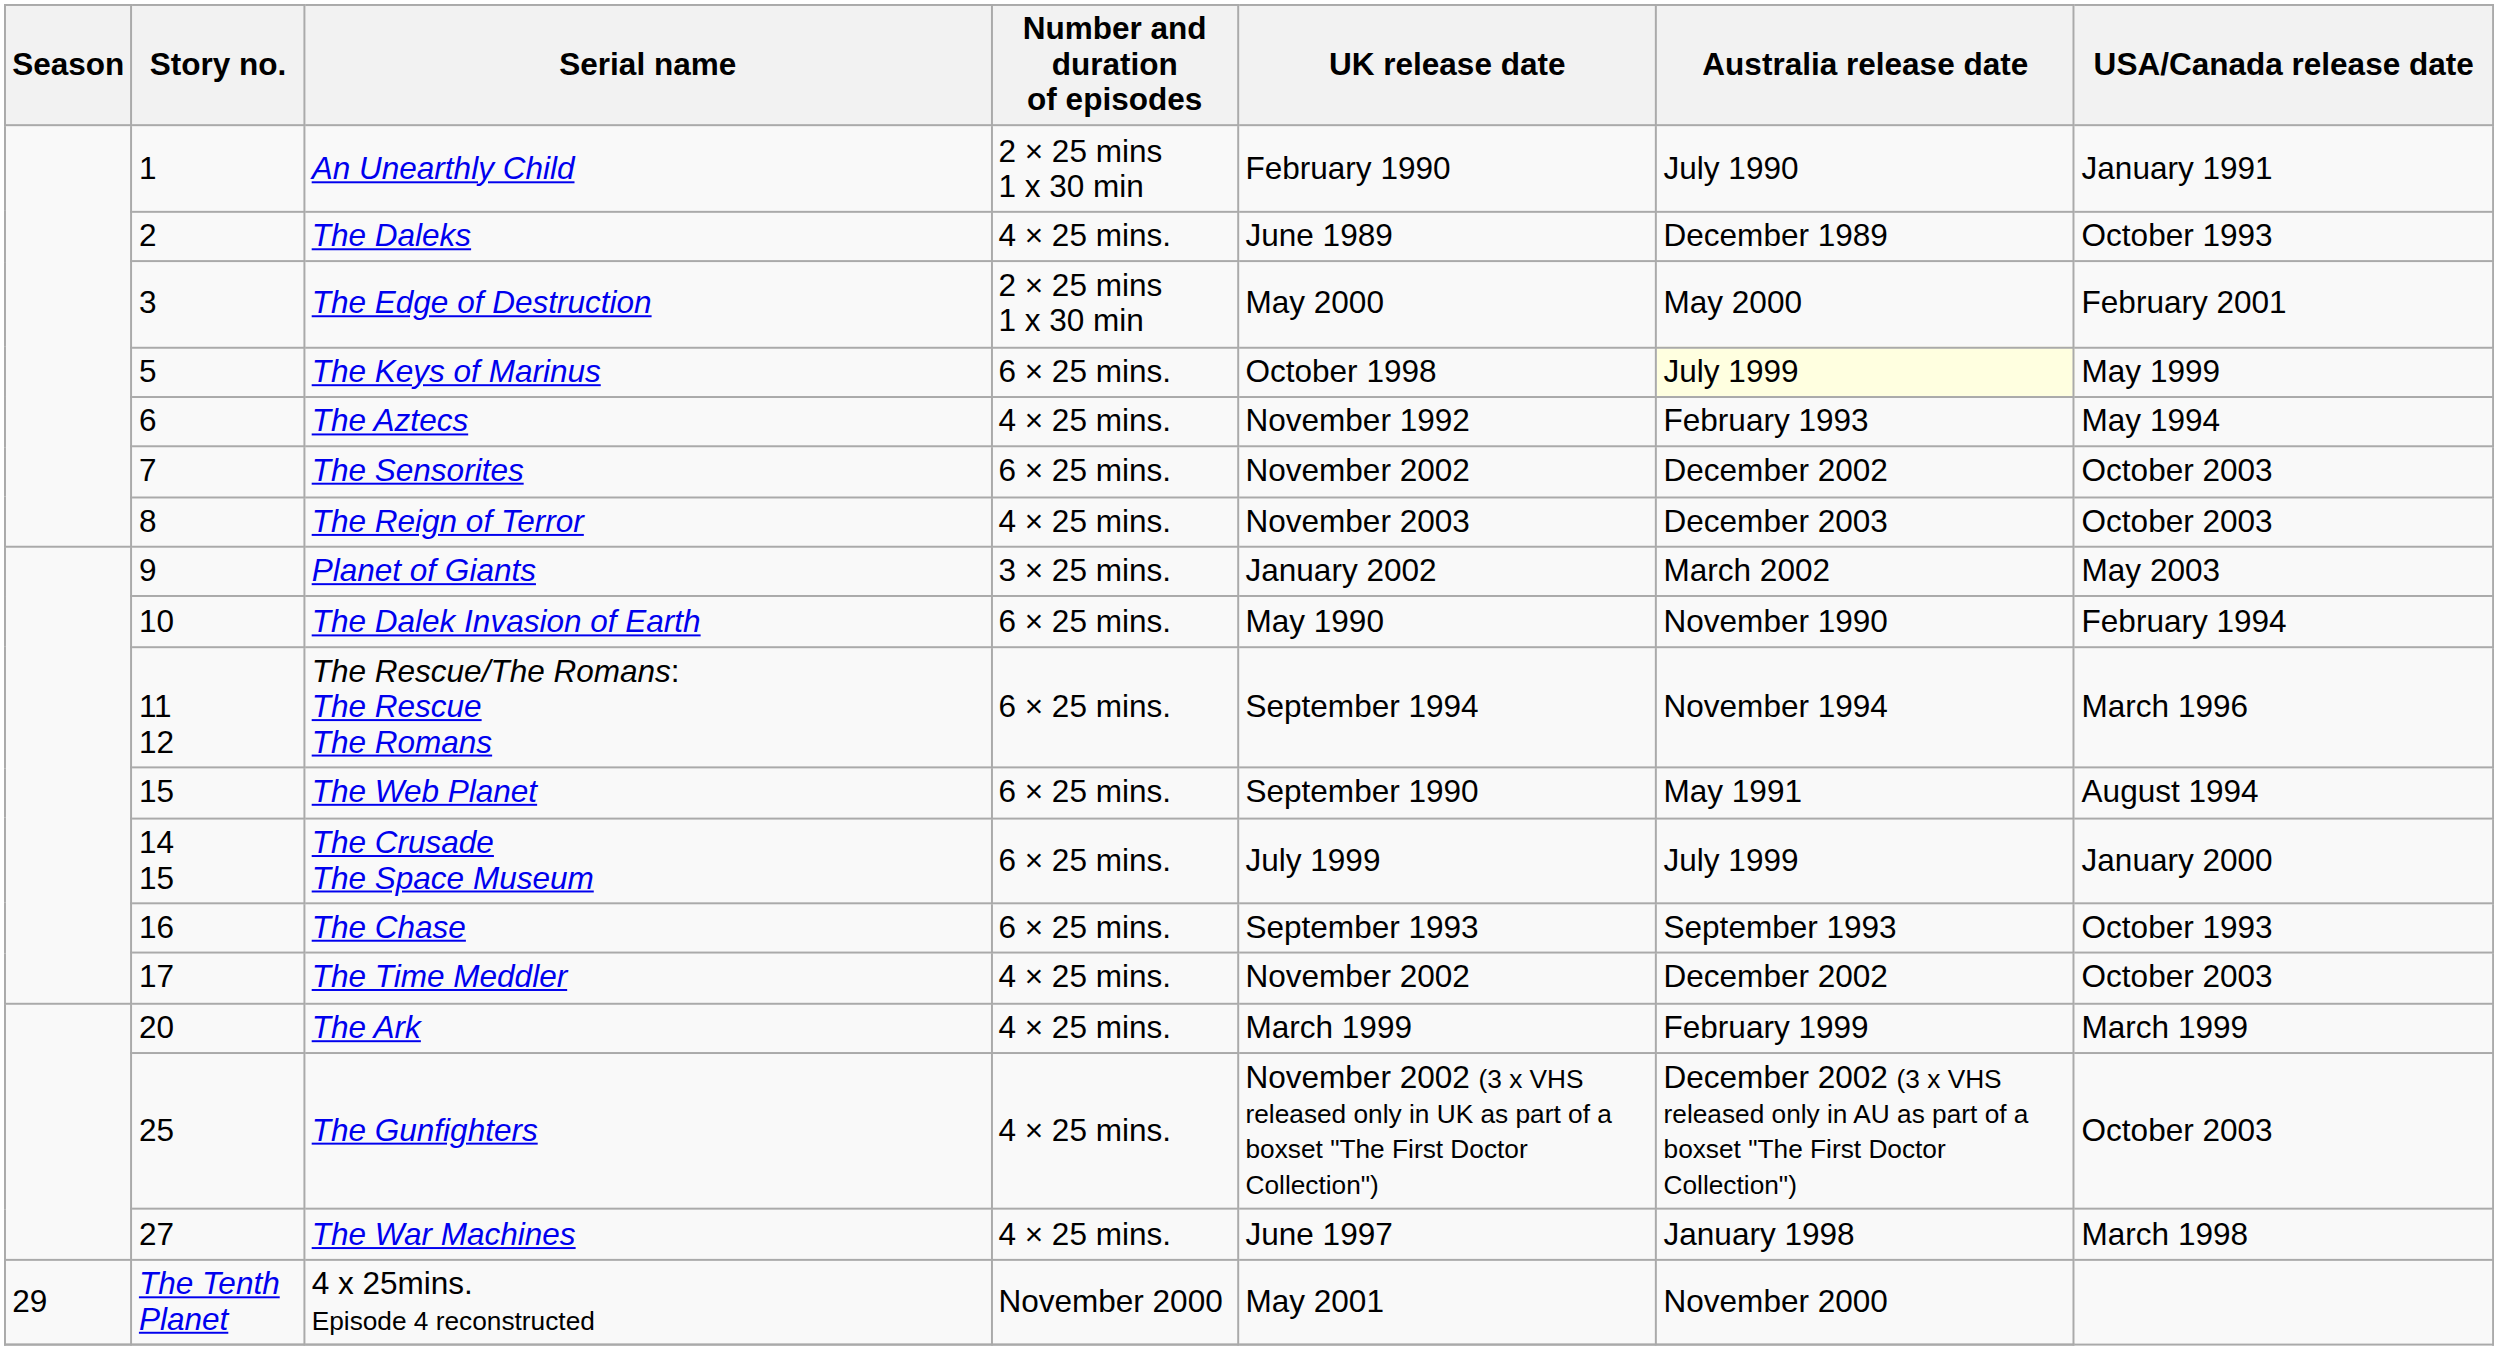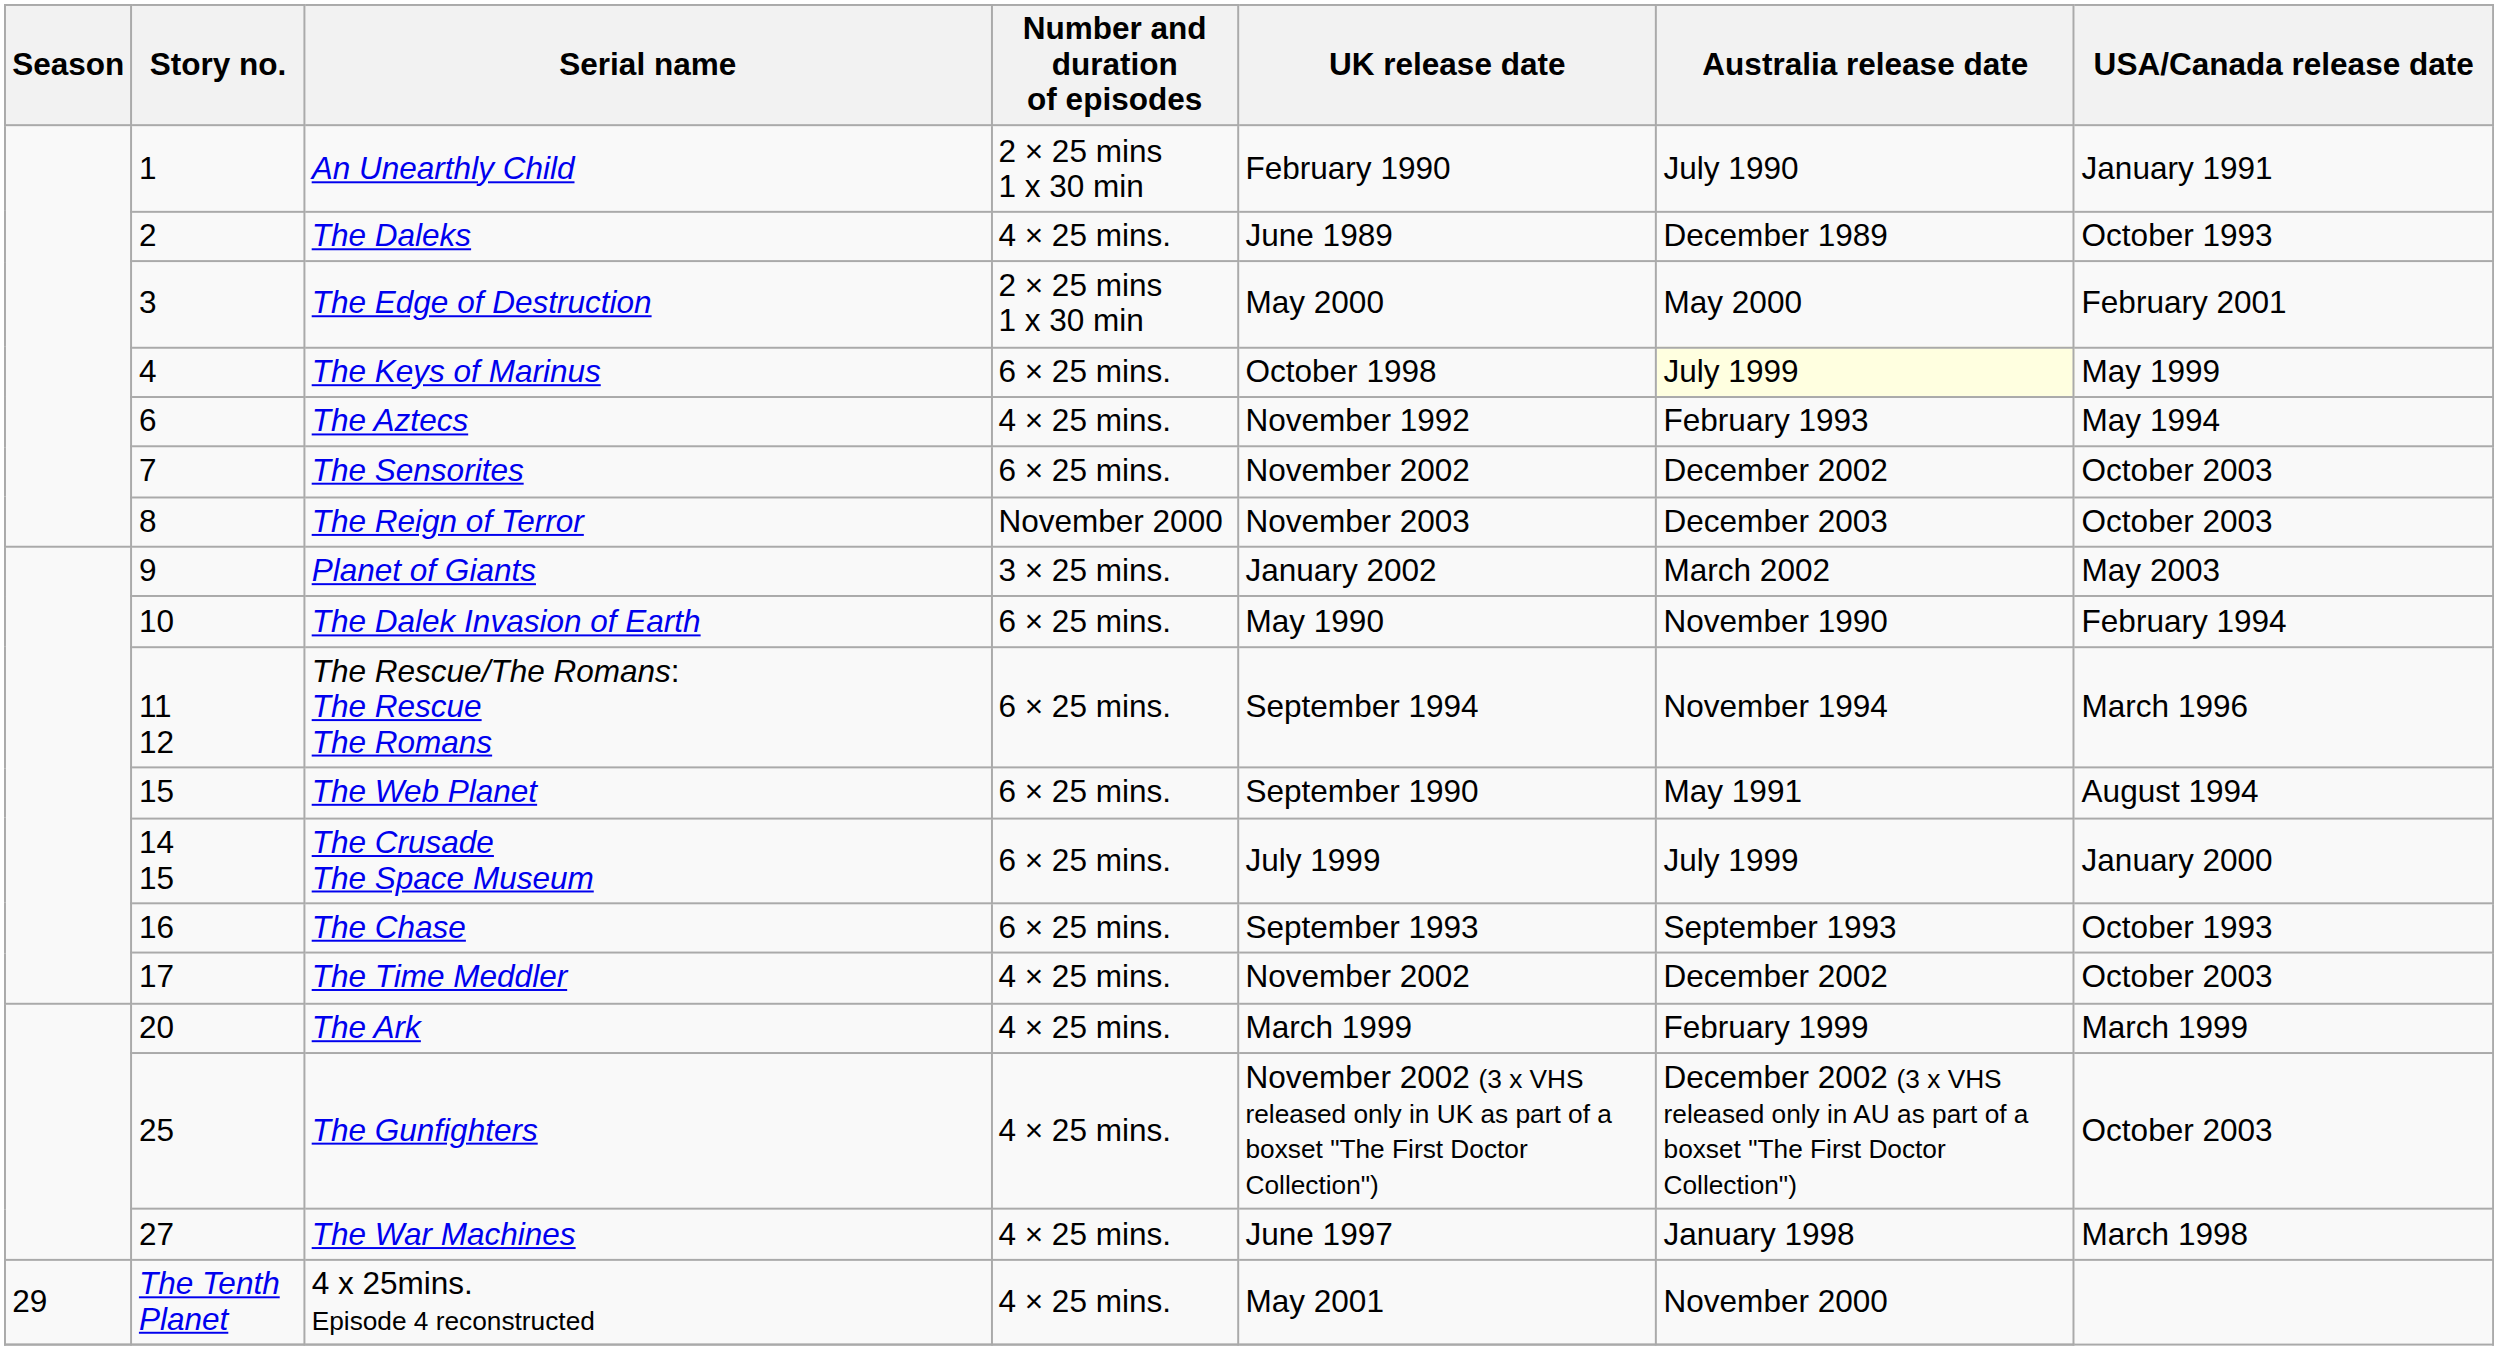(148, 371) 5 -> (148, 371) 4
(1085, 521) 4 × 25 mins. -> (1111, 521) November 2000
(1111, 1301) November 2000 -> (1085, 1301) 4 × 25 mins.
